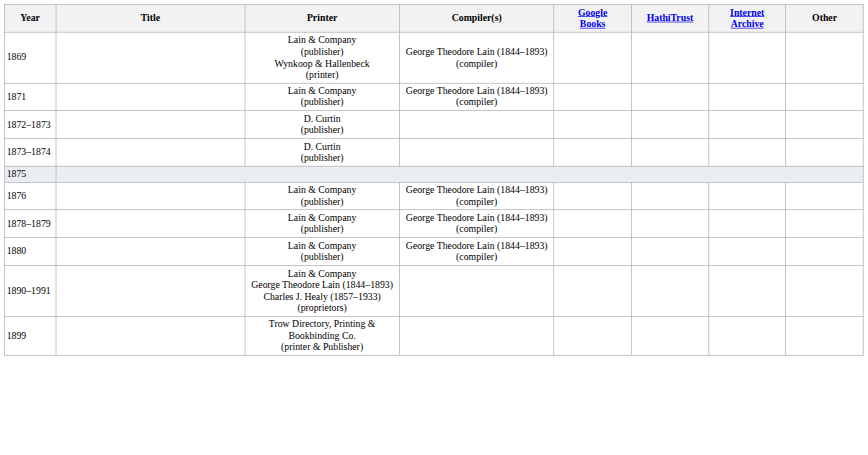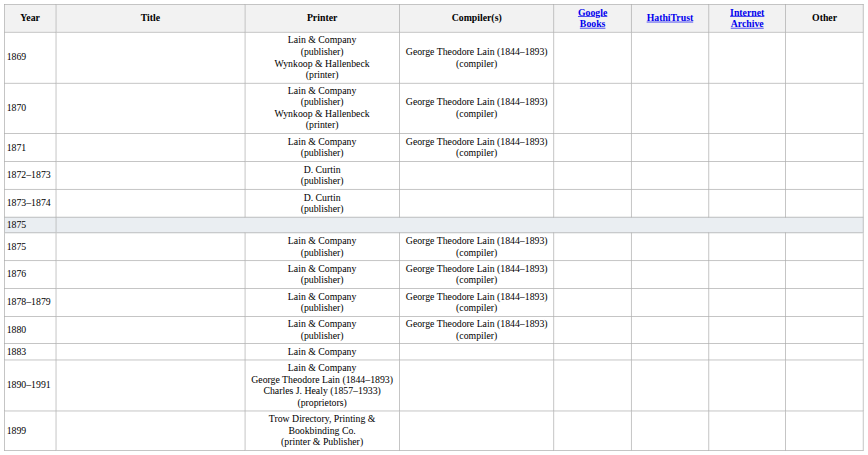+ row: (16, 108)
+ row: (16, 247)
+ row: (16, 352)
